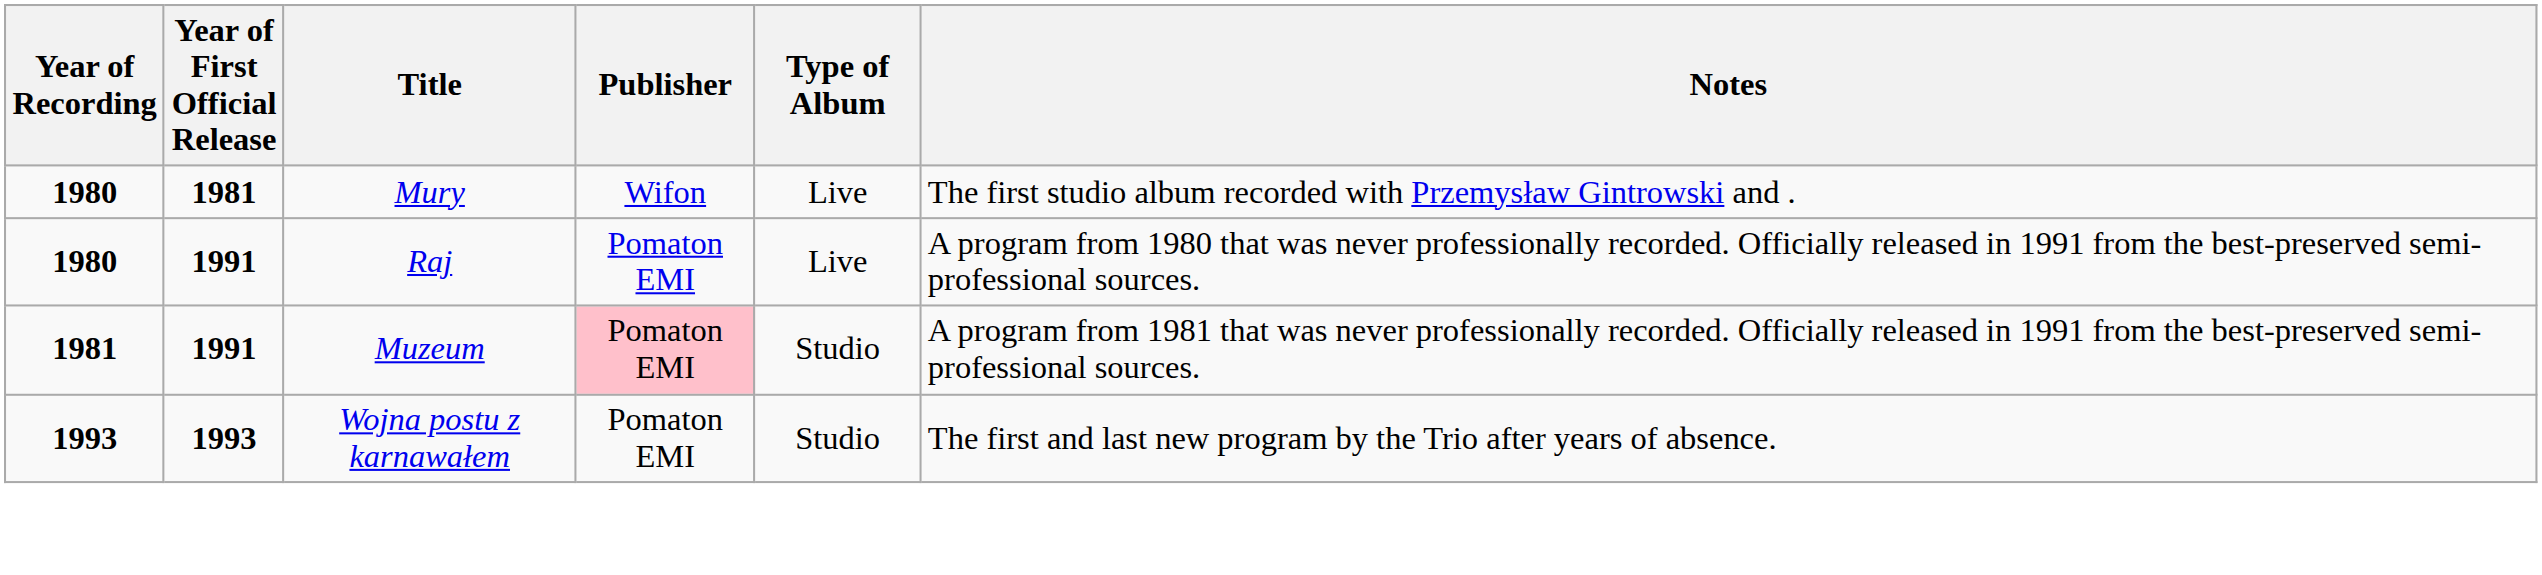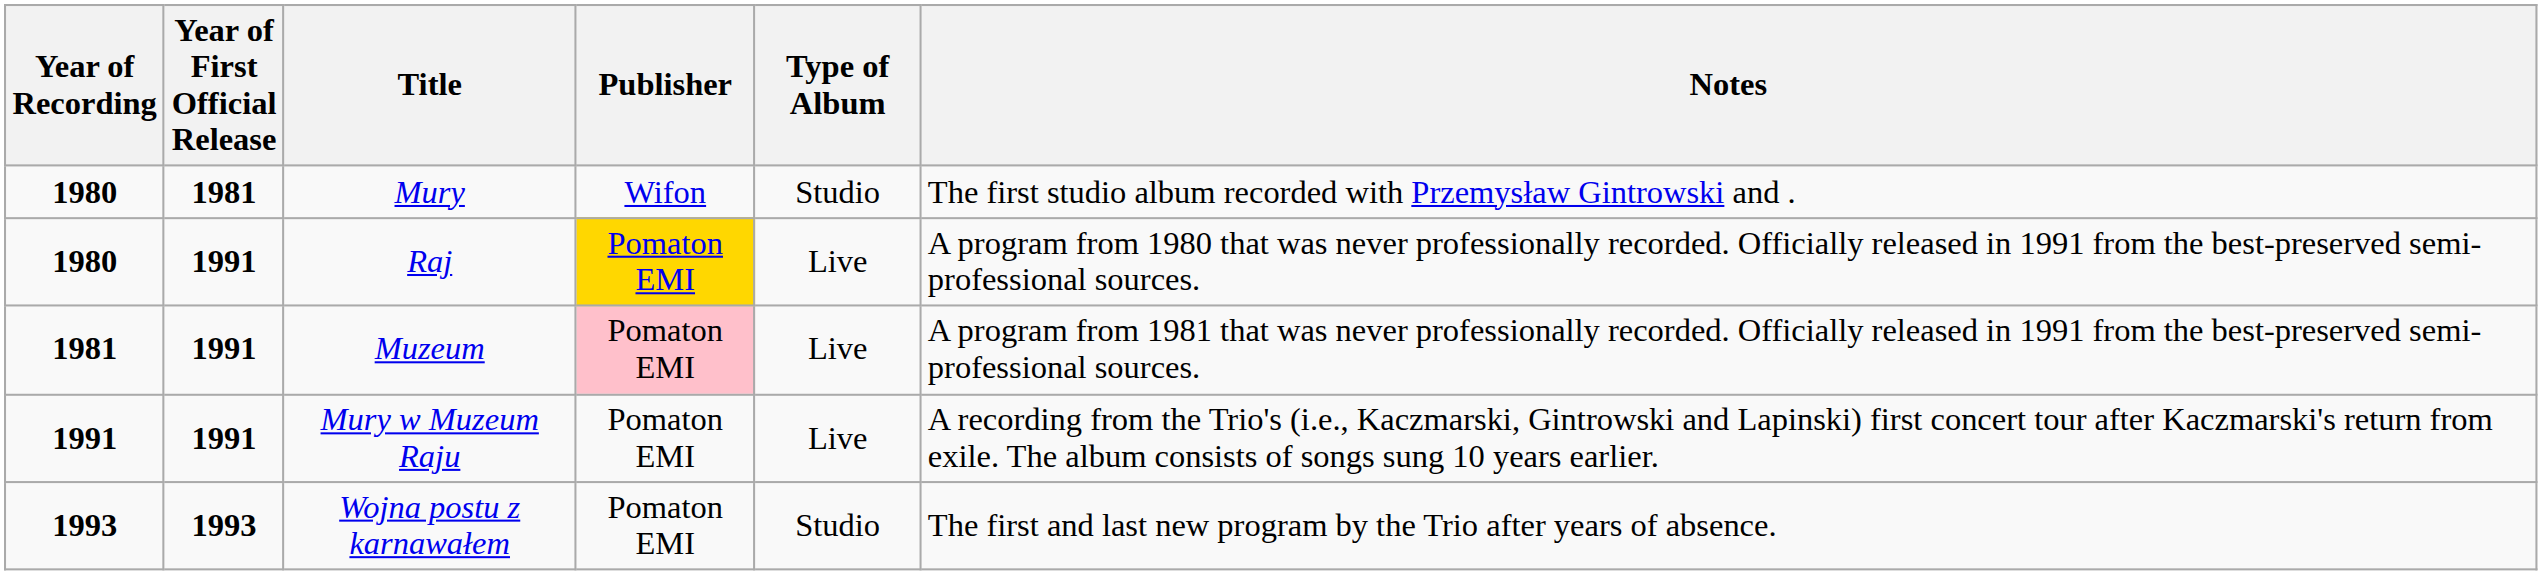(838, 191) Live -> (838, 191) Studio
(665, 261) no background -> (665, 261) gold background
(838, 349) Studio -> (838, 349) Live
+ row: (430, 437)
